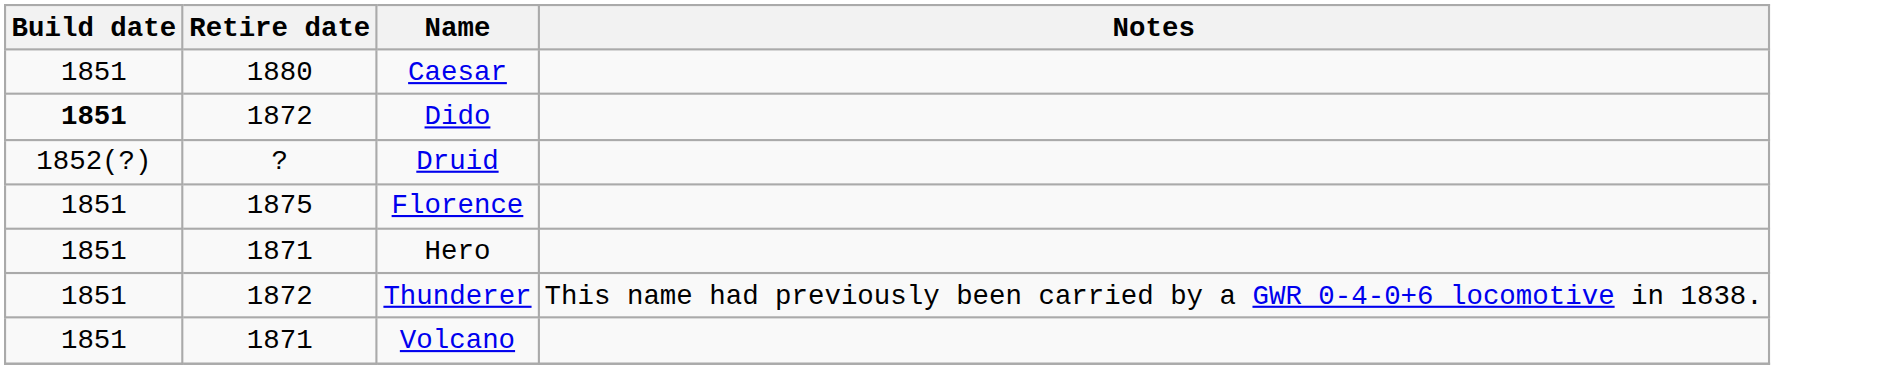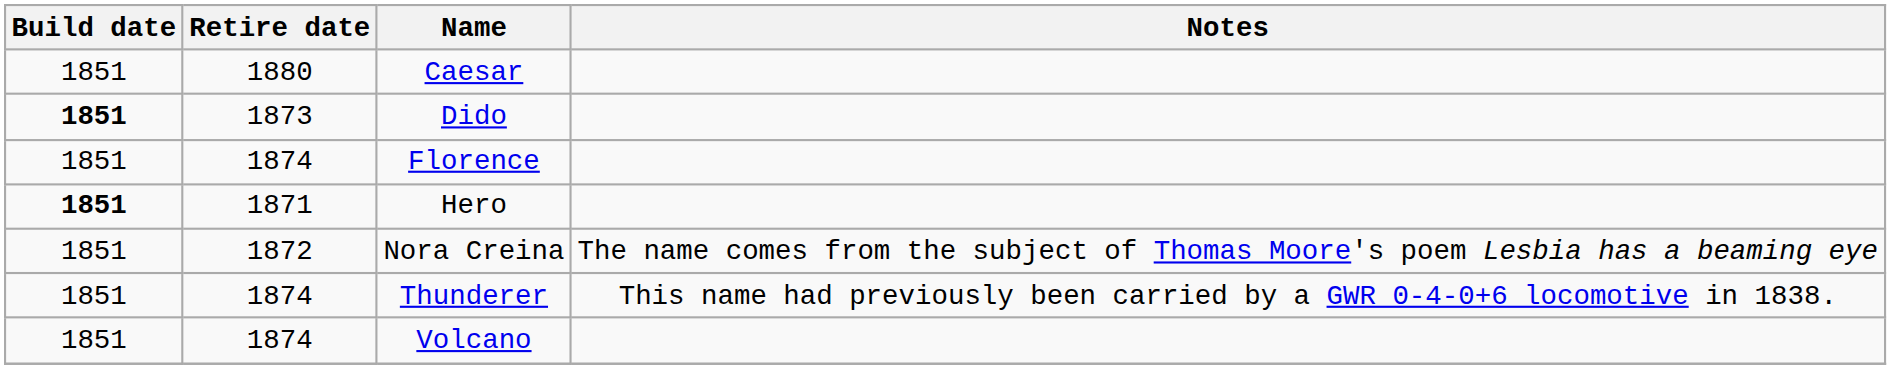(280, 117) 1872 -> (280, 117) 1873
- row: (457, 162)
(280, 206) 1875 -> (280, 162) 1874
(94, 251) normal -> (94, 206) bold
+ row: (474, 251)
(280, 296) 1872 -> (280, 296) 1874
(280, 340) 1871 -> (280, 340) 1874
